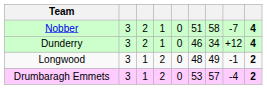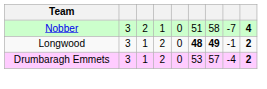- row: (62, 44)
(197, 60) normal -> (197, 44) bold
(214, 60) normal -> (214, 44) bold
